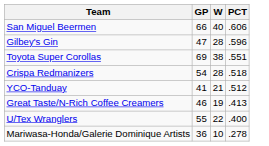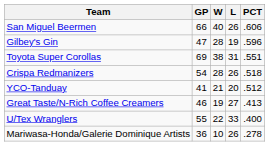+ column: (233, 12)
